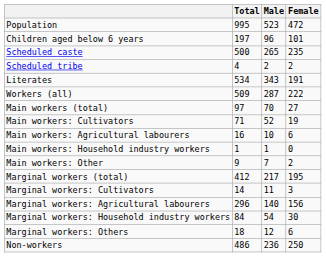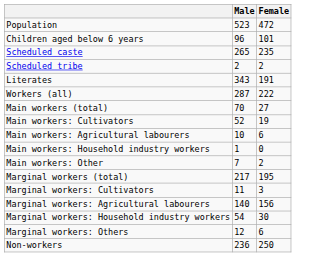- column: (247, 11)
